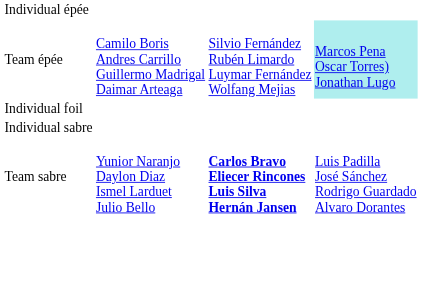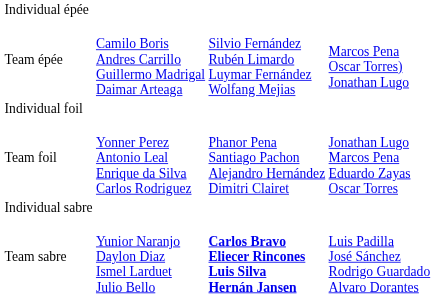(355, 67) paleturquoise background -> (369, 67) no background
+ row: (31, 158)
